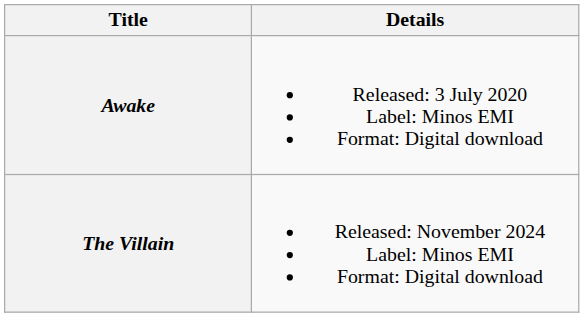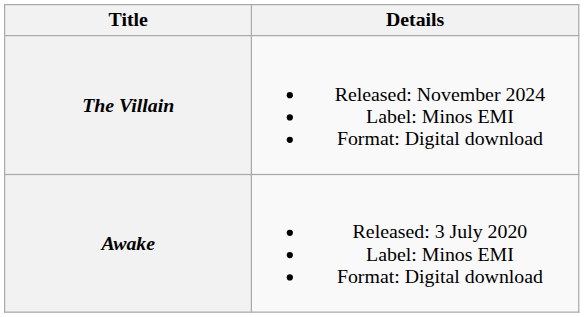rows swapped: (128, 105) <-> (128, 243)
